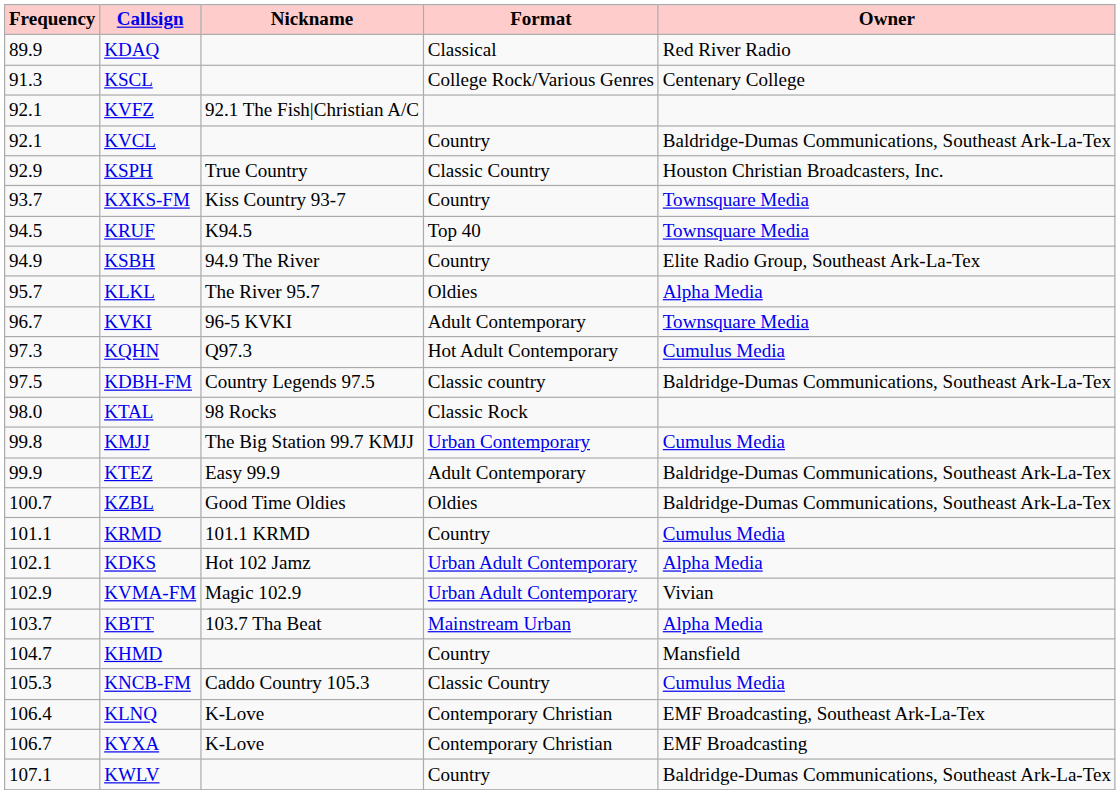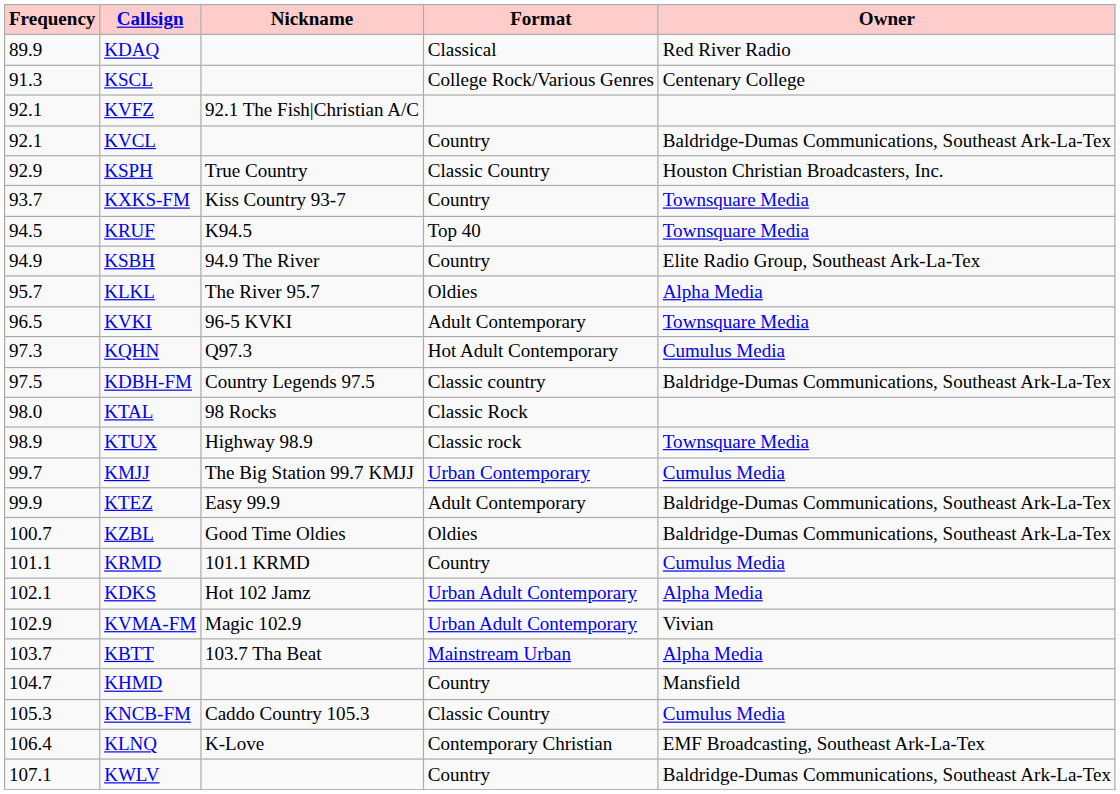(26, 321) 96.7 -> (26, 321) 96.5
+ row: (131, 442)
(26, 442) 99.8 -> (26, 472) 99.7
- row: (132, 744)
